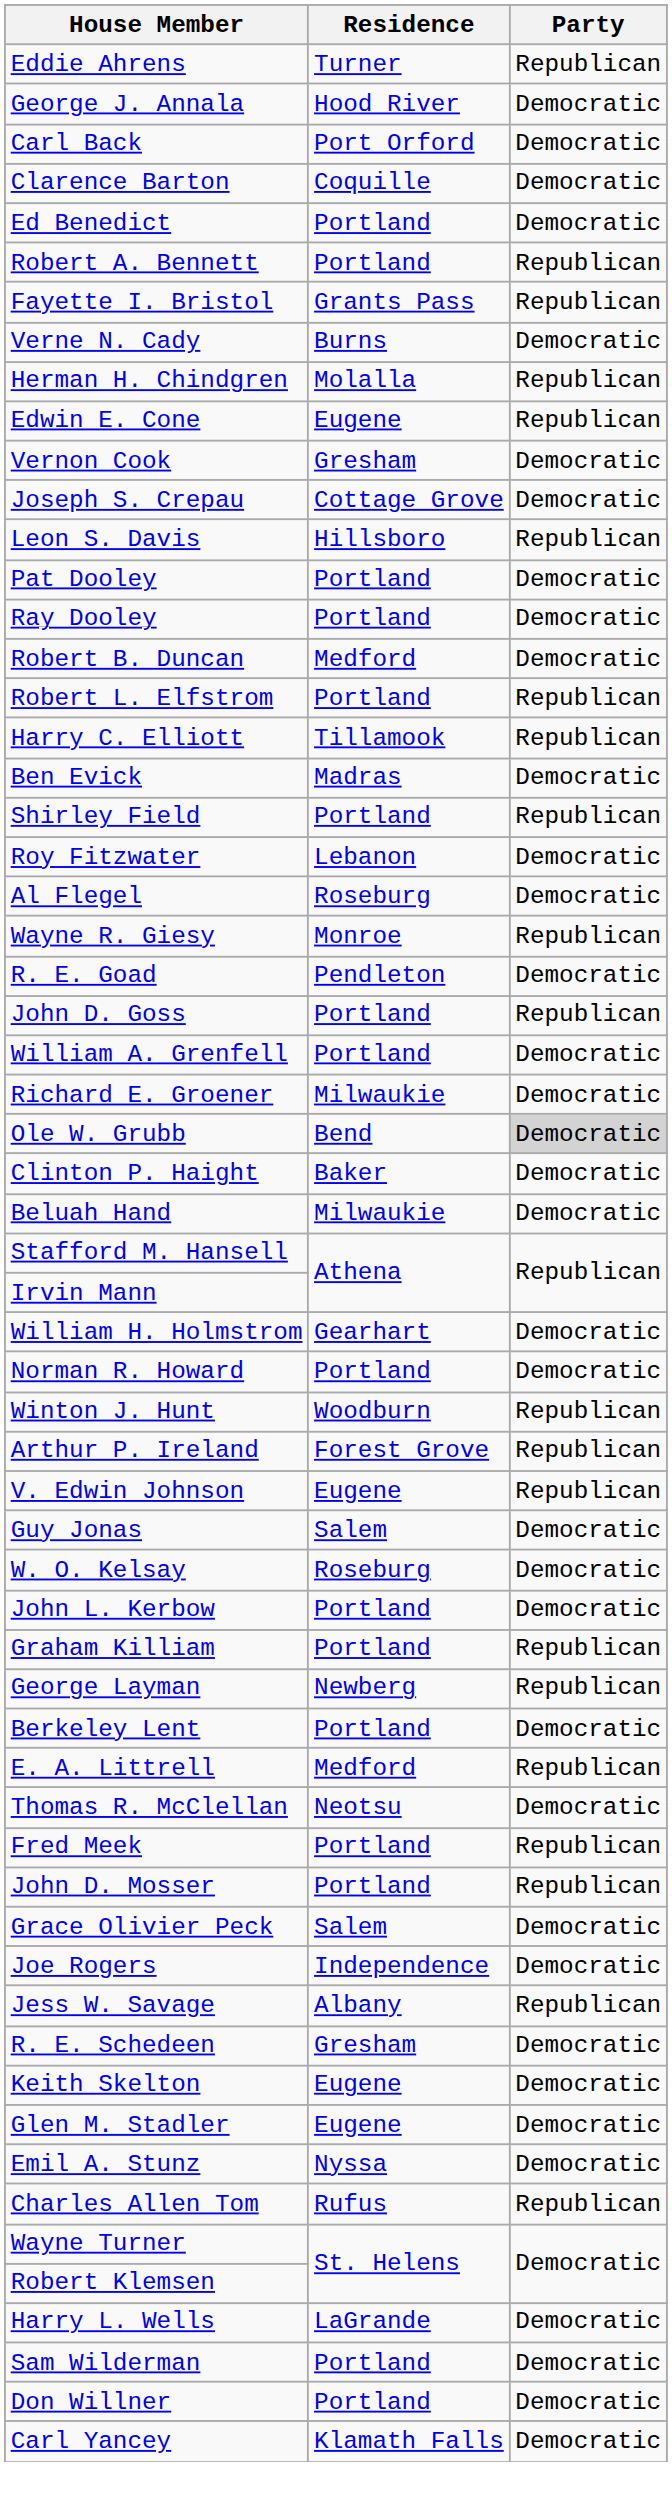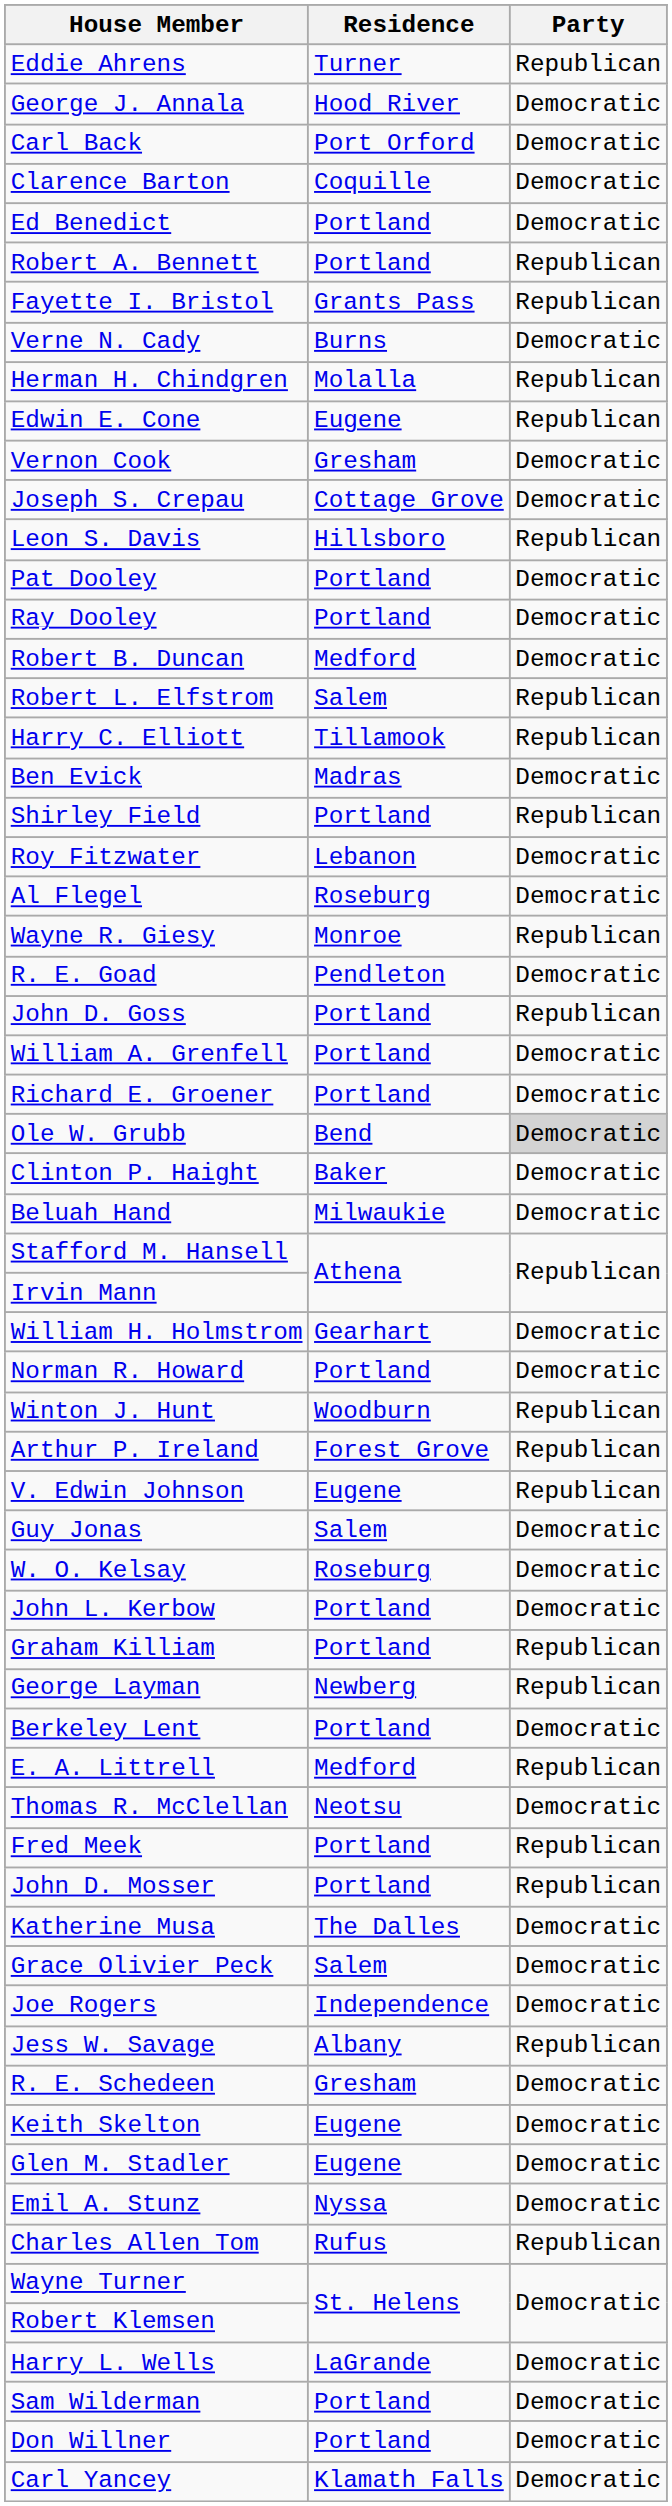(372, 698) Portland -> (351, 698) Salem
(380, 1095) Milwaukie -> (372, 1095) Portland
+ row: (113, 1927)
